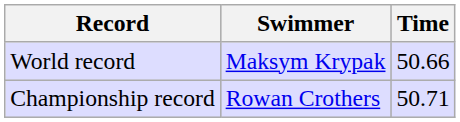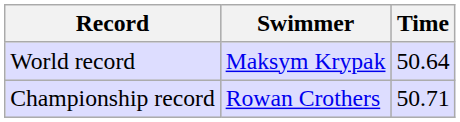(423, 60) 50.66 -> (423, 60) 50.64
